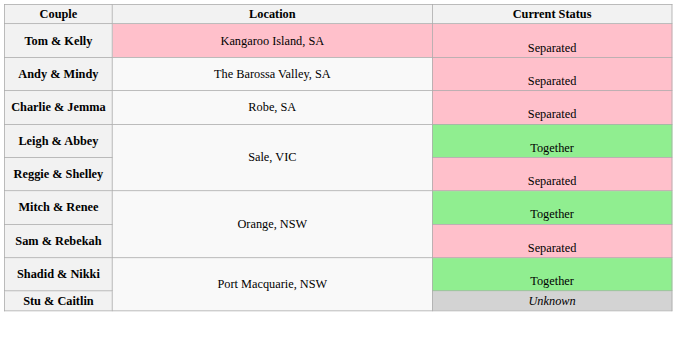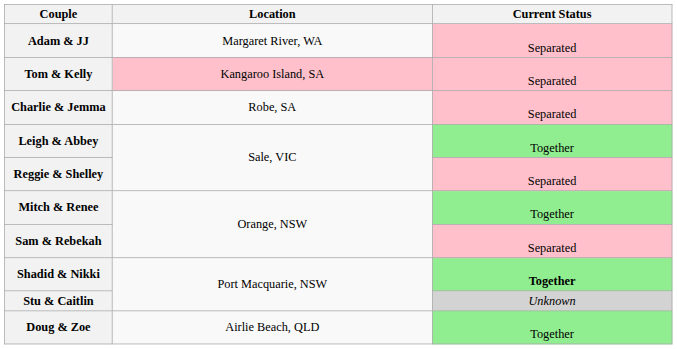+ row: (58, 40)
- row: (58, 74)
(552, 281) normal -> (552, 281) bold
+ row: (58, 327)
